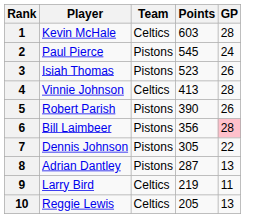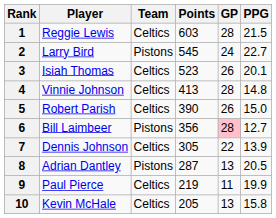+ column: (256, 14)
(79, 33) Kevin McHale -> (78, 33) Reggie Lewis
(73, 52) Paul Pierce -> (68, 52) Larry Bird
(153, 71) Pistons -> (152, 71) Celtics
(153, 109) Pistons -> (152, 109) Celtics
(153, 147) Pistons -> (152, 147) Celtics
(68, 185) Larry Bird -> (73, 185) Paul Pierce
(78, 204) Reggie Lewis -> (79, 204) Kevin McHale
